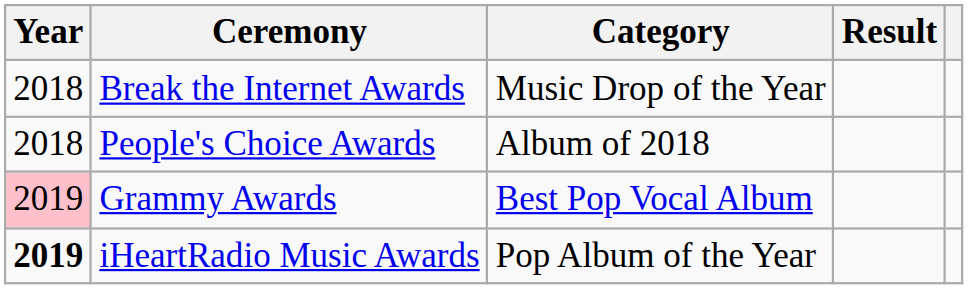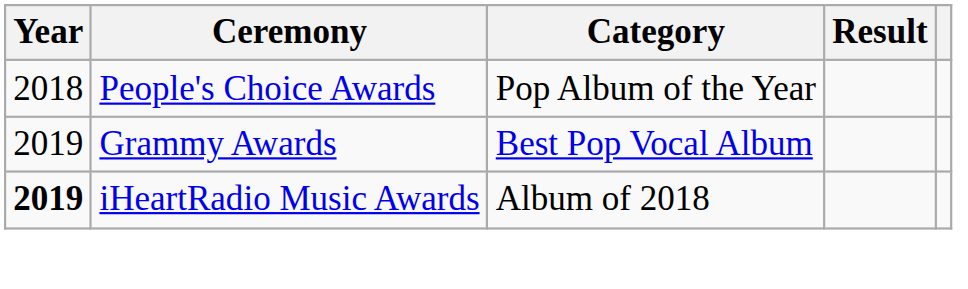- row: (282, 87)
(603, 143) Album of 2018 -> (656, 87) Pop Album of the Year
(48, 198) pink background -> (48, 143) no background
(656, 254) Pop Album of the Year -> (603, 198) Album of 2018
